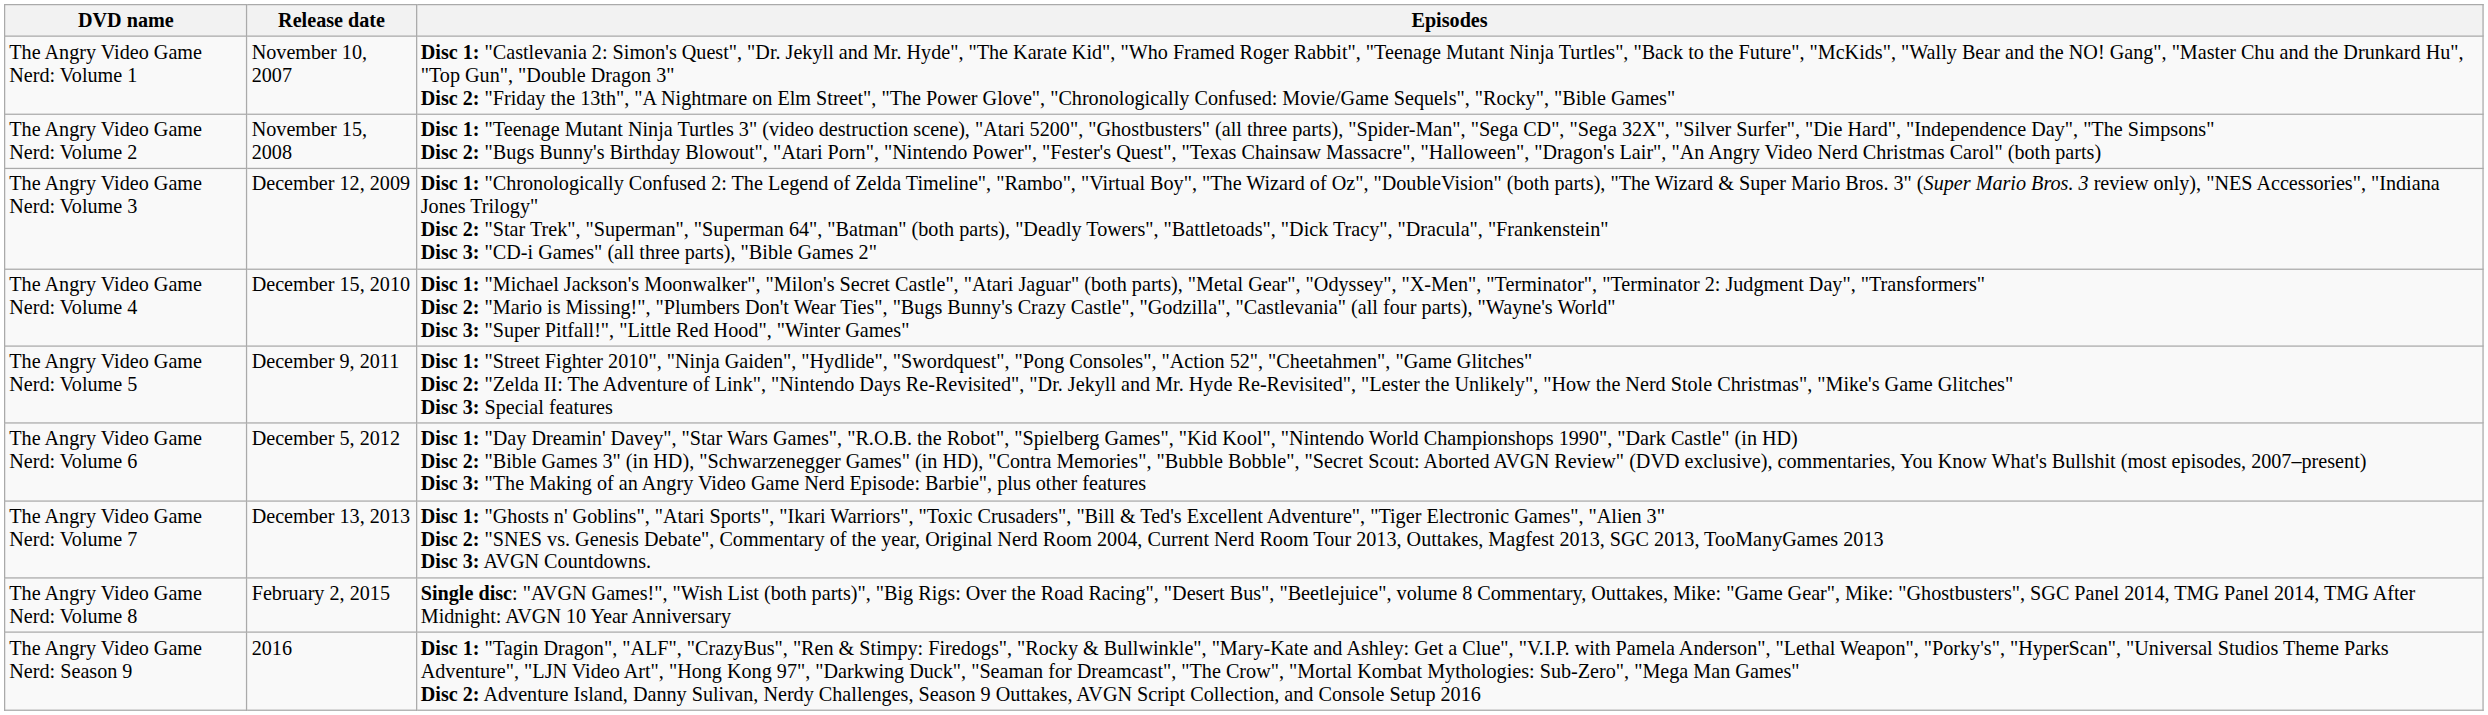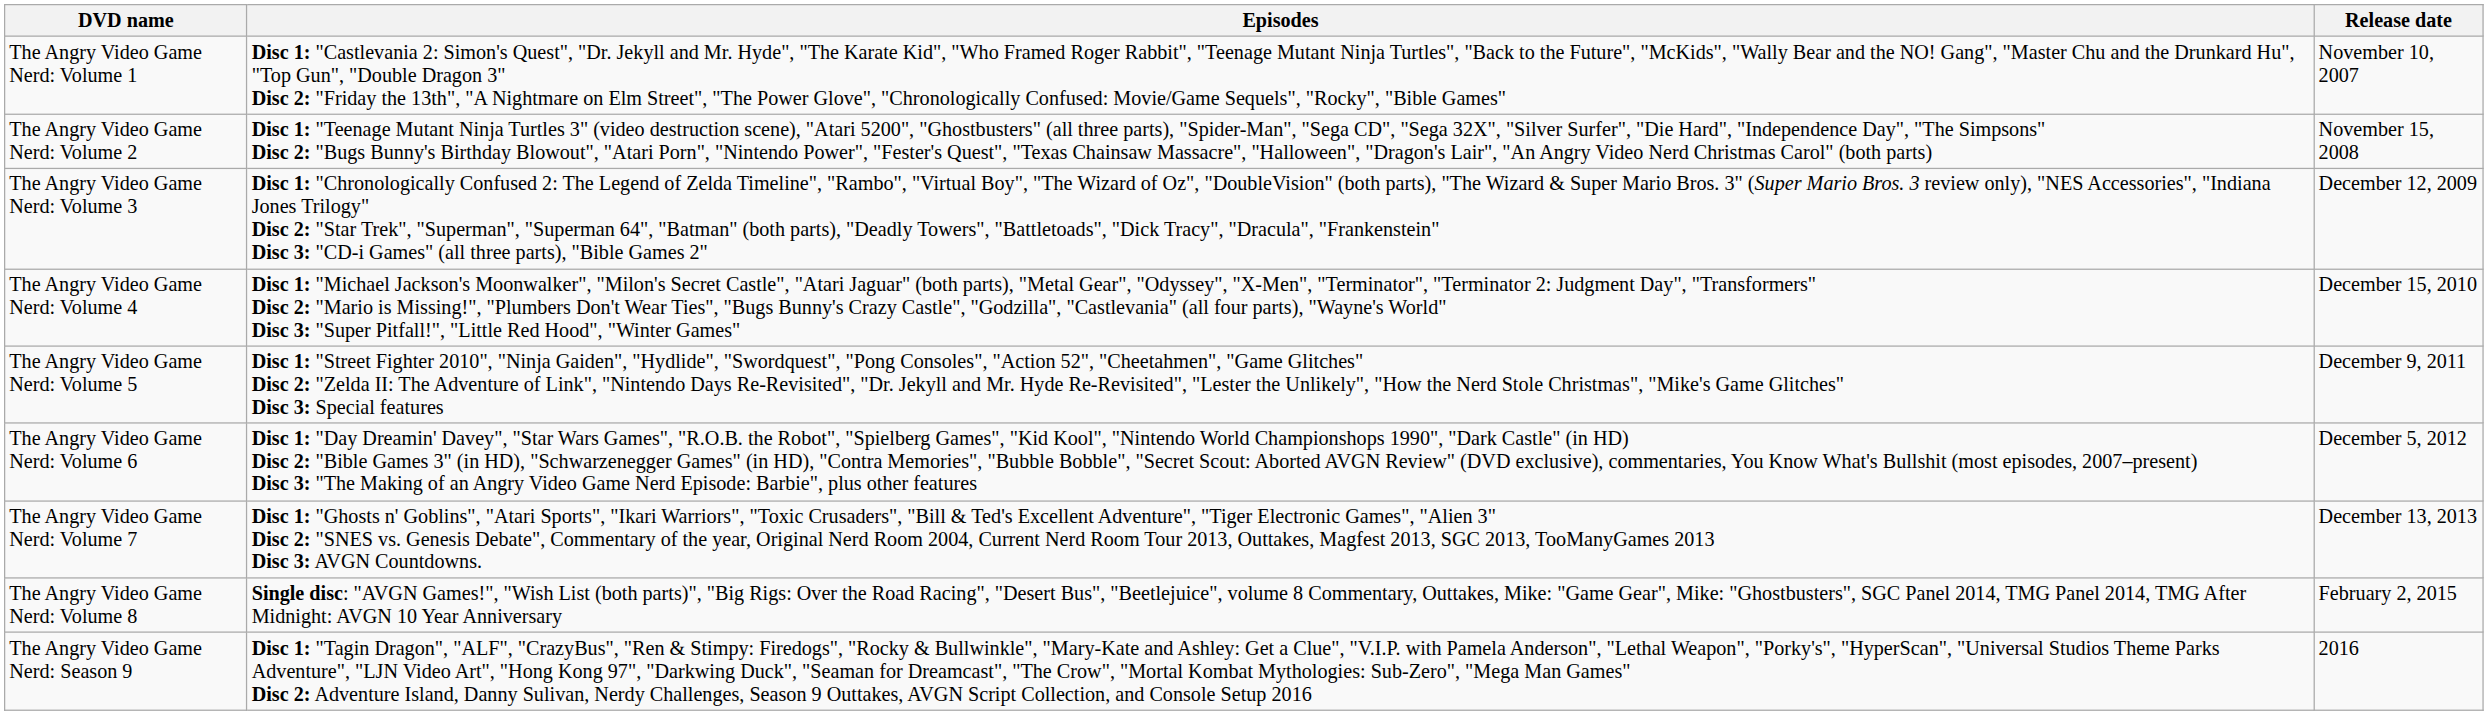columns swapped: (332, 20) <-> (1450, 20)
